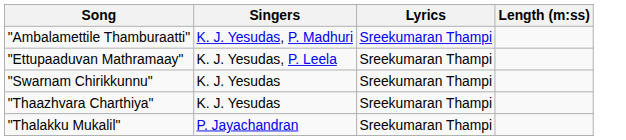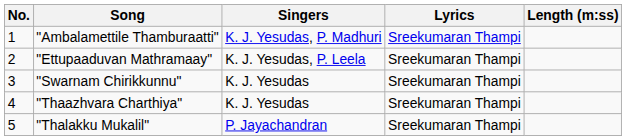+ column: (19, 16)
